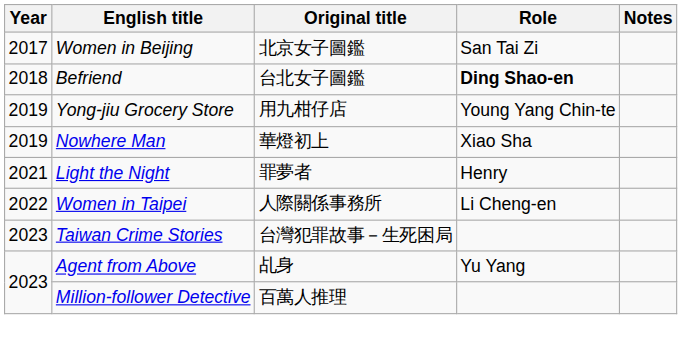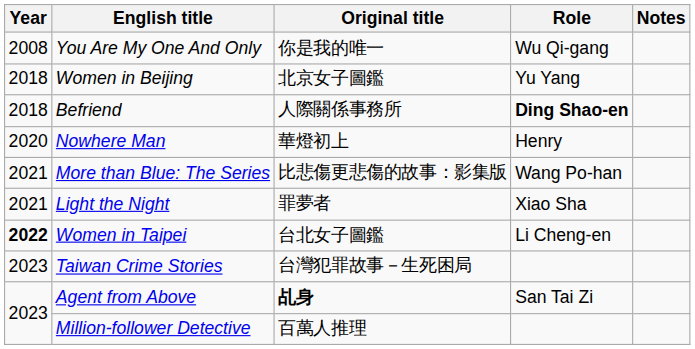+ row: (158, 48)
(28, 48) 2017 -> (28, 79) 2018
(499, 48) San Tai Zi -> (548, 79) Yu Yang
(311, 78) 台北女子圖鑑 -> (340, 109) 人際關係事務所
- row: (145, 110)
(28, 141) 2019 -> (28, 141) 2020
(496, 141) Xiao Sha -> (539, 141) Henry
+ row: (163, 172)
(484, 172) Henry -> (551, 204) Xiao Sha
(28, 204) normal -> (28, 235) bold
(320, 203) 人際關係事務所 -> (331, 234) 台北女子圖鑑
(276, 265) normal -> (296, 297) bold
(493, 266) Yu Yang -> (554, 297) San Tai Zi
